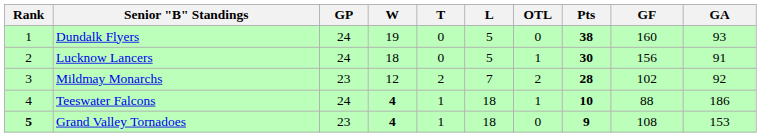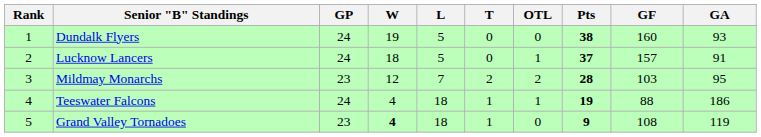columns swapped: (489, 15) <-> (441, 15)
(586, 57) 30 -> (586, 57) 37
(647, 57) 156 -> (647, 57) 157
(647, 79) 102 -> (647, 79) 103
(720, 79) 92 -> (720, 79) 95
(392, 100) bold -> (392, 100) normal
(586, 100) 10 -> (586, 100) 19
(29, 121) bold -> (29, 121) normal
(720, 121) 153 -> (720, 121) 119
